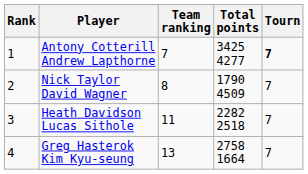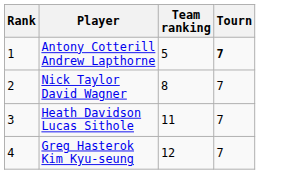- column: (238, 21)
(165, 54) 7 -> (165, 54) 5
(168, 153) 13 -> (168, 153) 12
